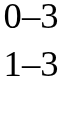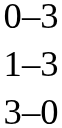+ row: (31, 111)
